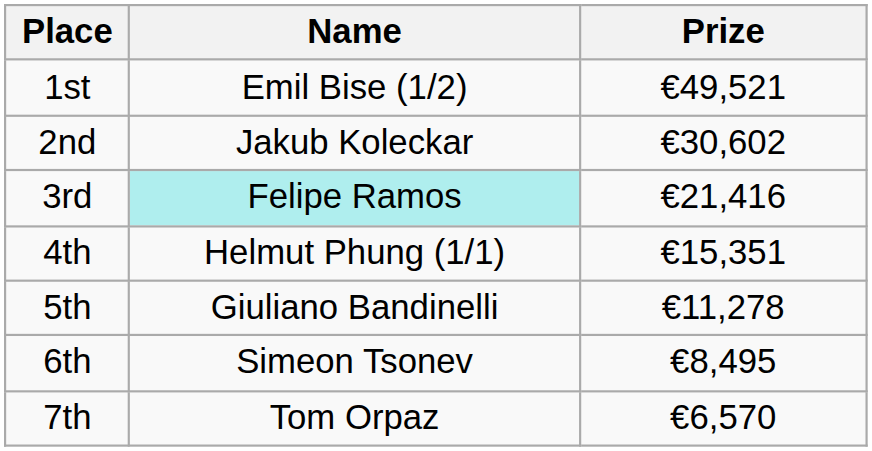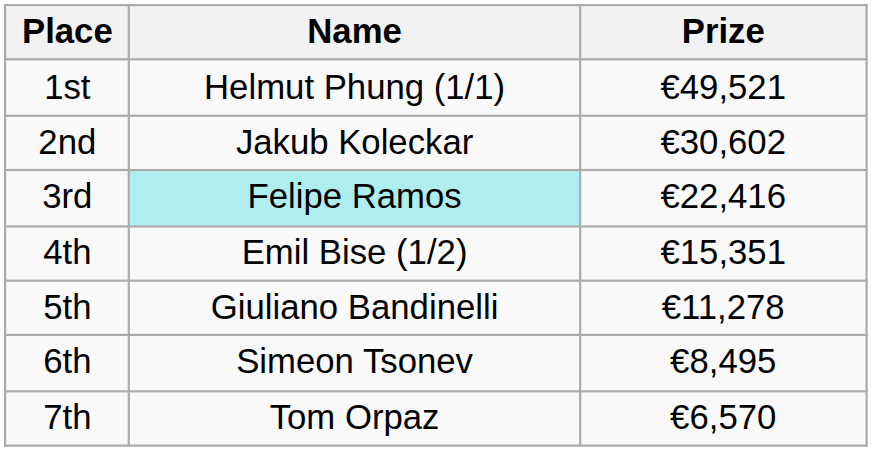(355, 87) Emil Bise (1/2) -> (355, 87) Helmut Phung (1/1)
(723, 197) €21,416 -> (723, 197) €22,416
(355, 252) Helmut Phung (1/1) -> (355, 252) Emil Bise (1/2)
